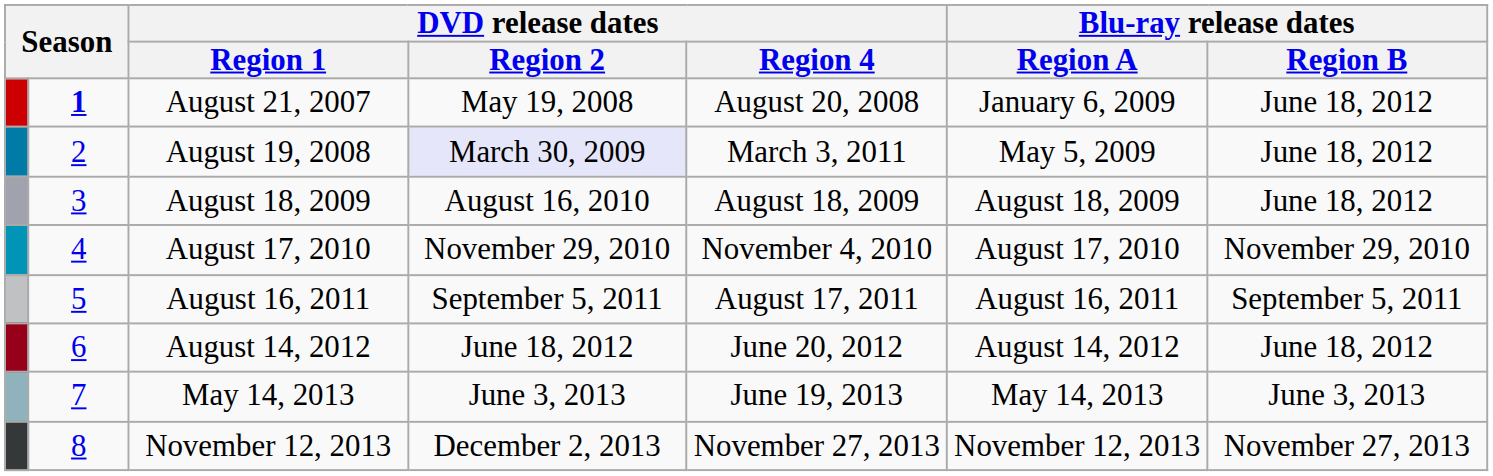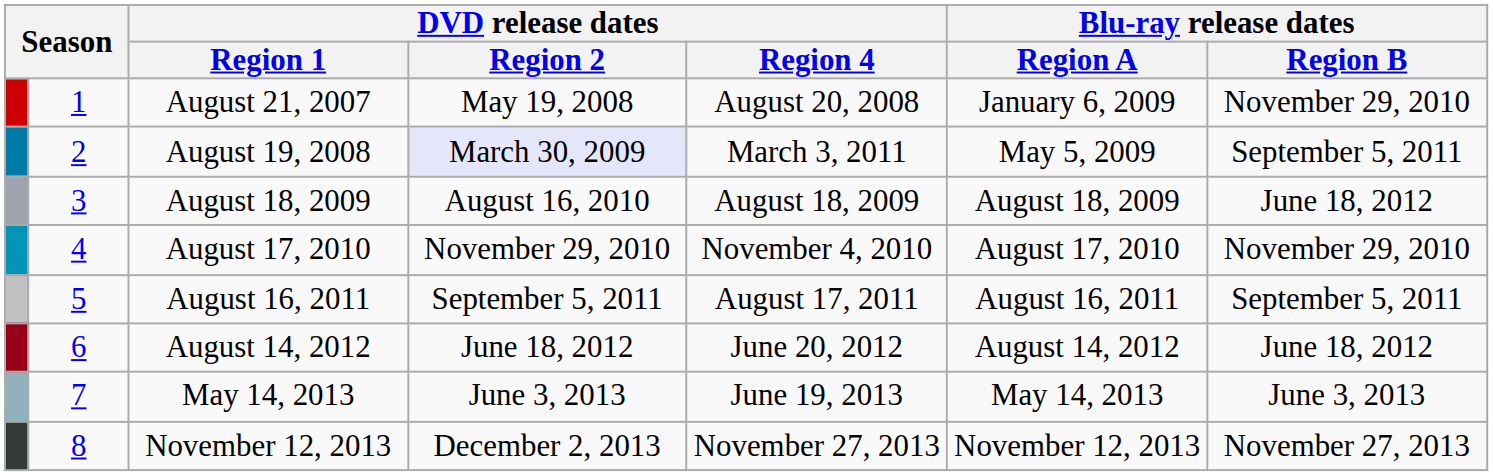(79, 102) bold -> (79, 102) normal
(1347, 102) June 18, 2012 -> (1347, 102) November 29, 2010
(1347, 151) June 18, 2012 -> (1347, 151) September 5, 2011
